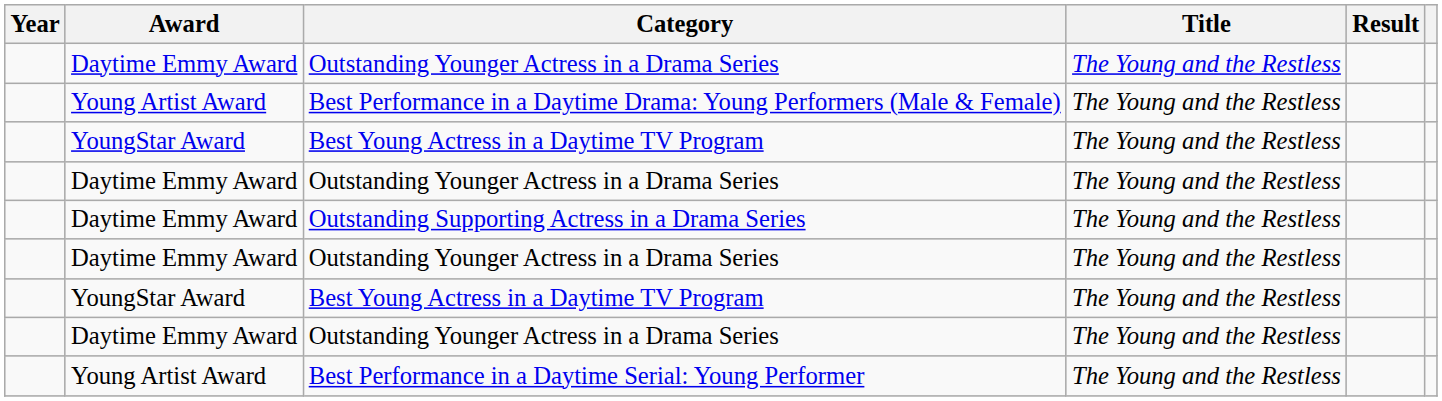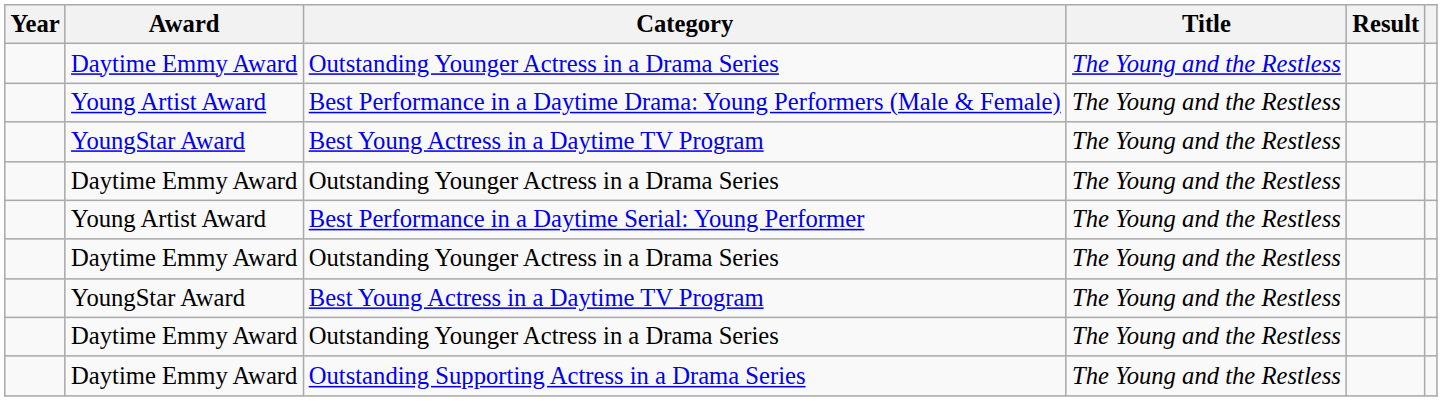rows swapped: (169, 375) <-> (184, 219)
